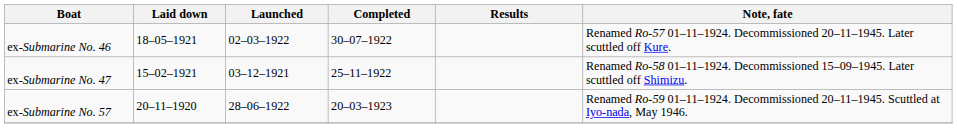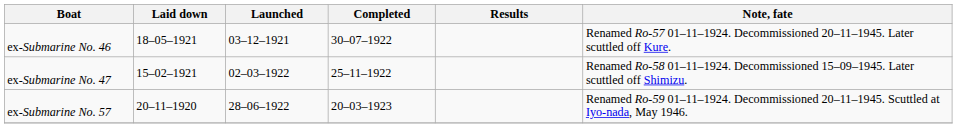(259, 40) 02–03–1922 -> (259, 40) 03–12–1921
(259, 73) 03–12–1921 -> (259, 73) 02–03–1922
